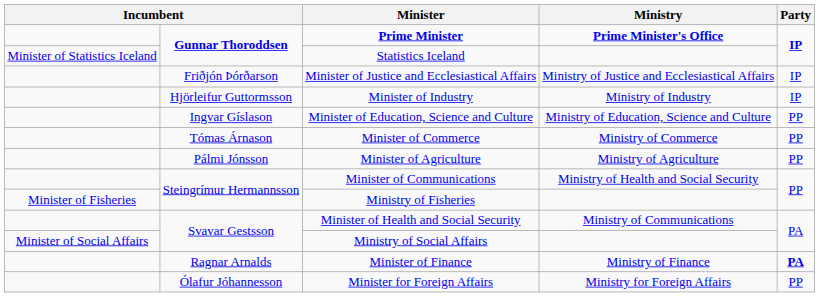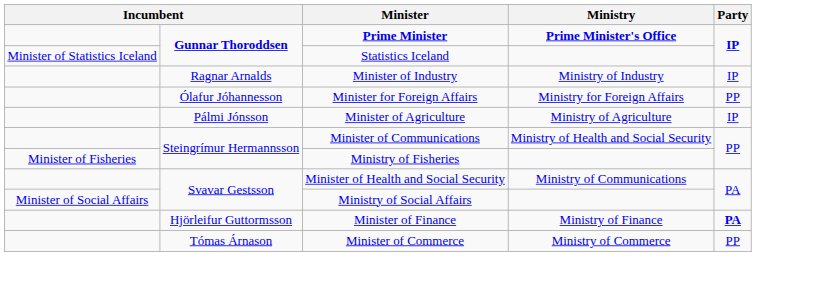- row: (421, 76)
(231, 96) Hjörleifur Guttormsson -> (231, 76) Ragnar Arnalds
- row: (421, 117)
rows swapped: (421, 281) <-> (421, 138)
(796, 158) PP -> (733, 117) IP
(231, 261) Ragnar Arnalds -> (231, 220) Hjörleifur Guttormsson
